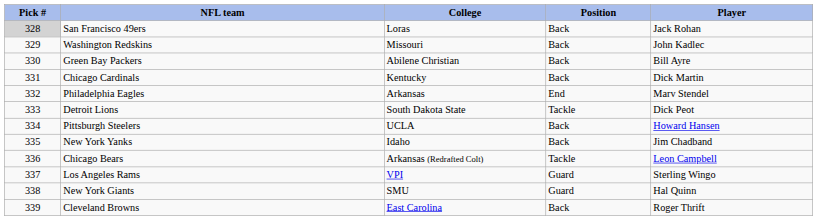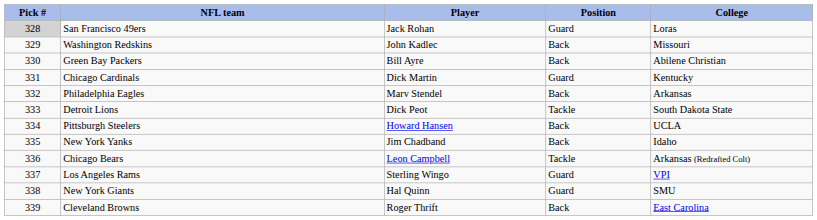columns swapped: (732, 12) <-> (465, 12)
(559, 28) Back -> (561, 28) Guard
(559, 77) Back -> (561, 77) Guard
(557, 93) End -> (559, 93) Back
